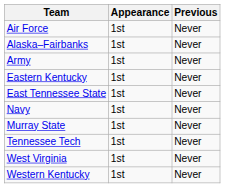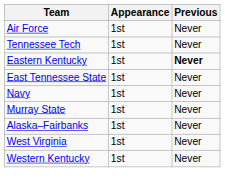rows swapped: (47, 45) <-> (44, 142)
- row: (19, 61)
(188, 77) normal -> (188, 61) bold
